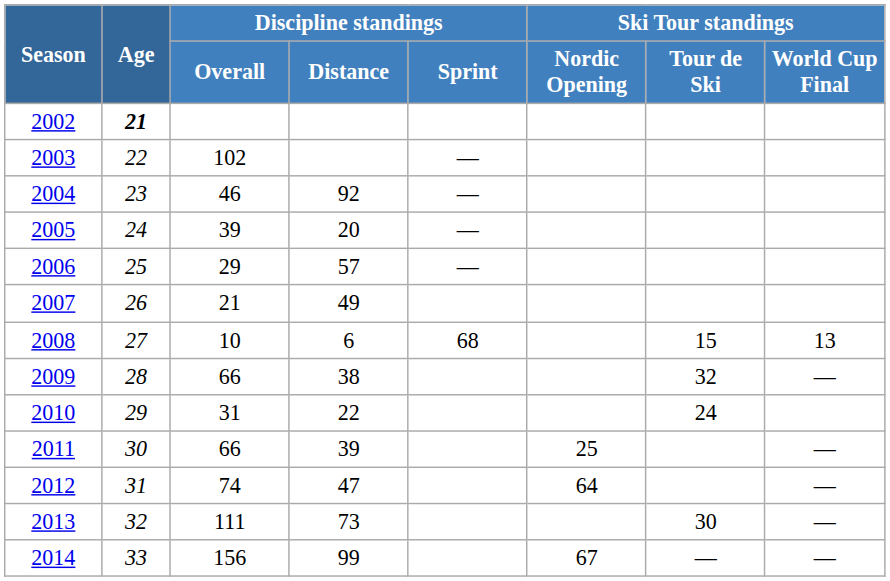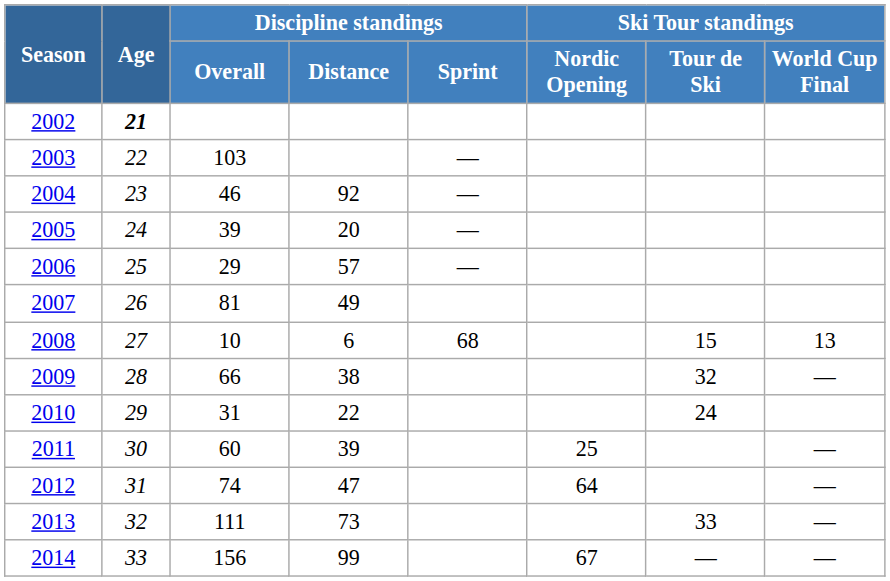(230, 157) 102 -> (230, 157) 103
(230, 303) 21 -> (230, 303) 81
(230, 448) 66 -> (230, 448) 60
(706, 521) 30 -> (706, 521) 33
